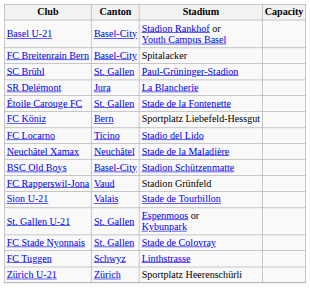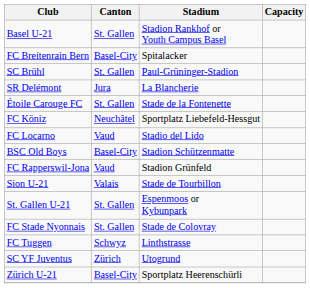(115, 34) Basel-City -> (114, 34) St. Gallen
(104, 119) Bern -> (114, 119) Neuchâtel
(107, 135) Ticino -> (104, 135) Vaud
- row: (43, 151)
+ row: (39, 258)
(107, 274) Zürich -> (115, 274) Basel-City
